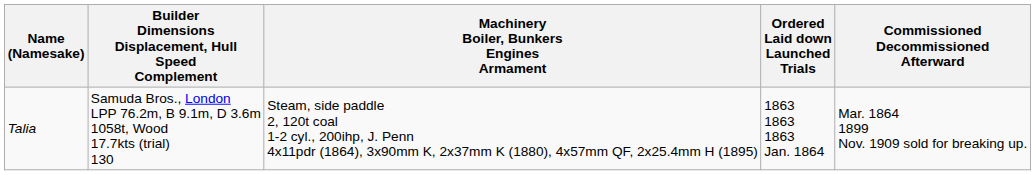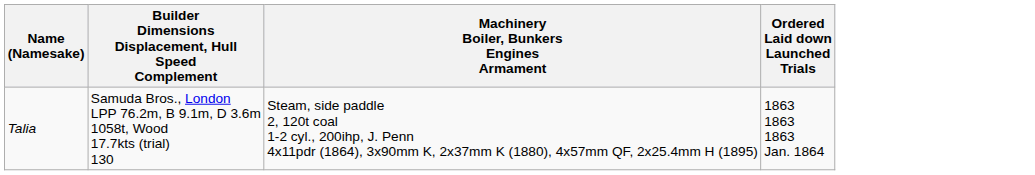- column: (933, 46)
